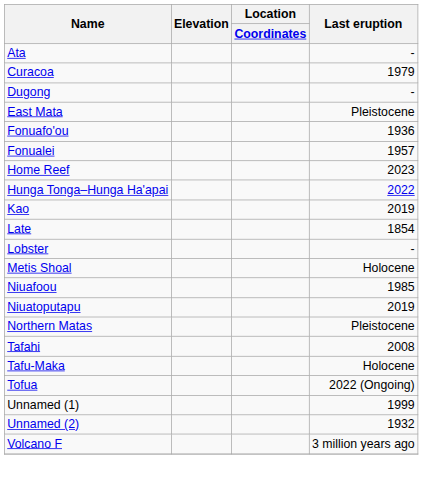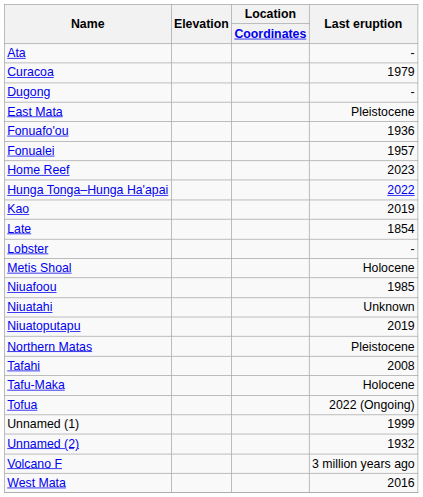+ row: (30, 307)
+ row: (37, 483)
